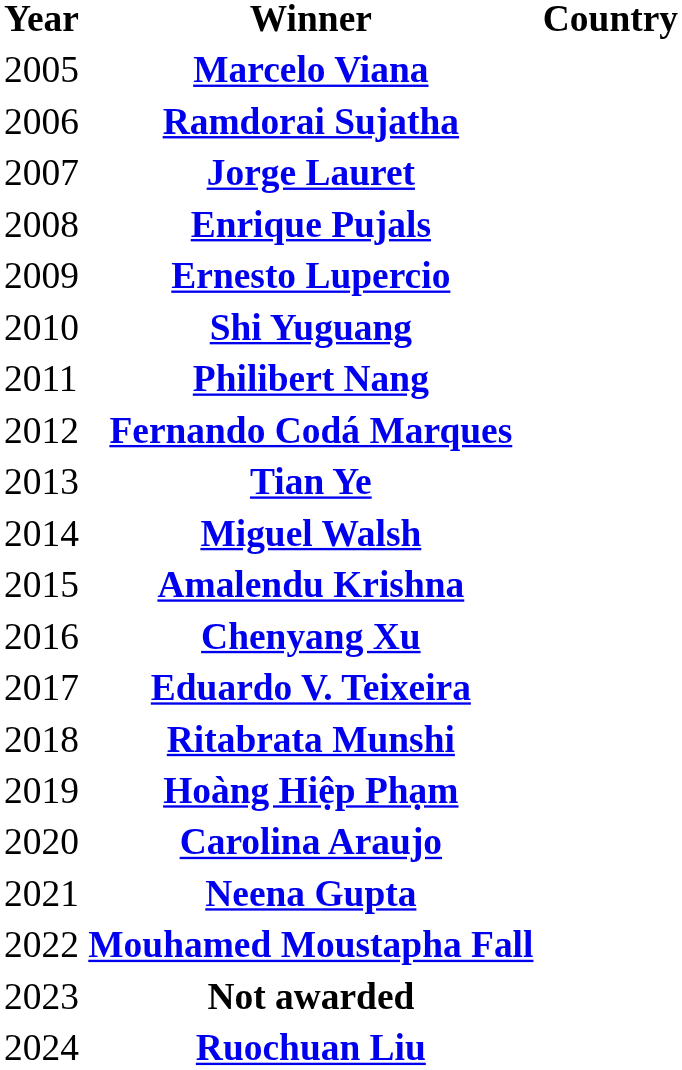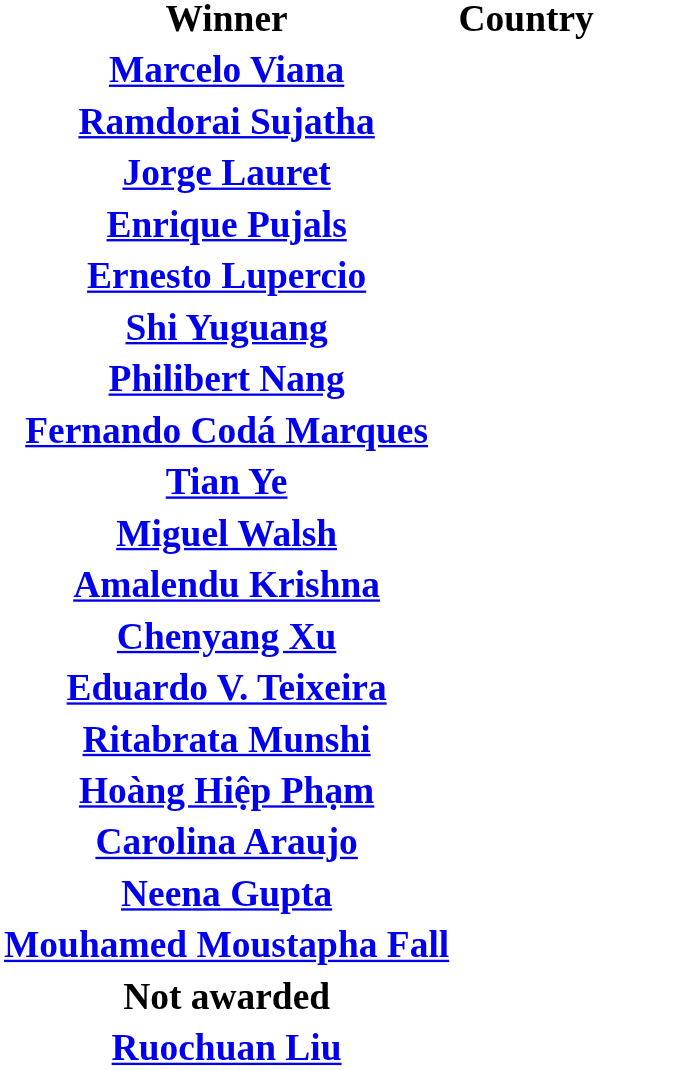- column: (41, 18)
